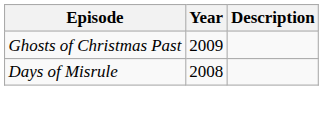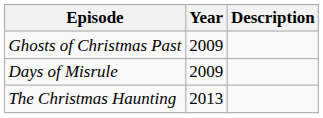(206, 71) 2008 -> (206, 71) 2009
+ row: (92, 98)
